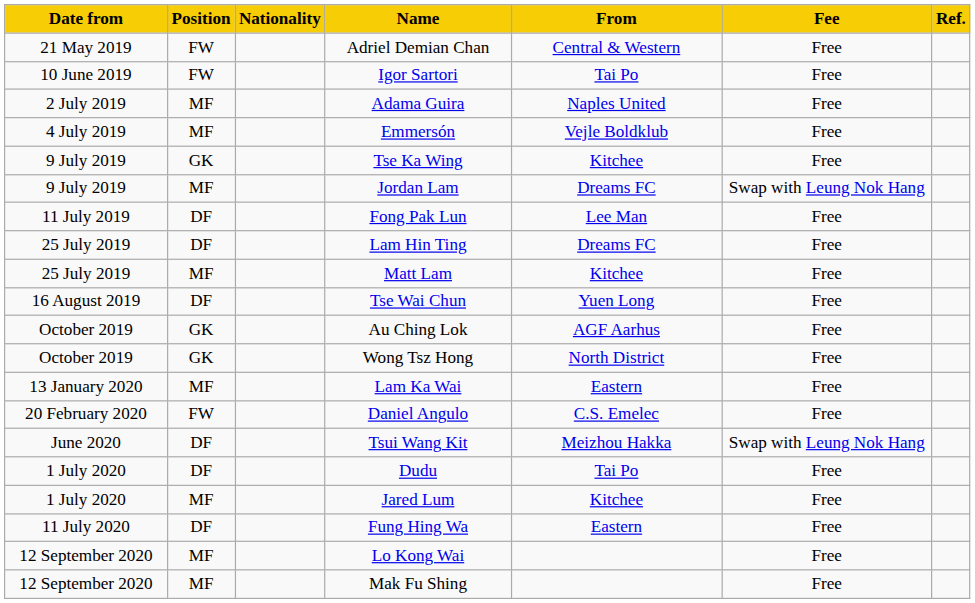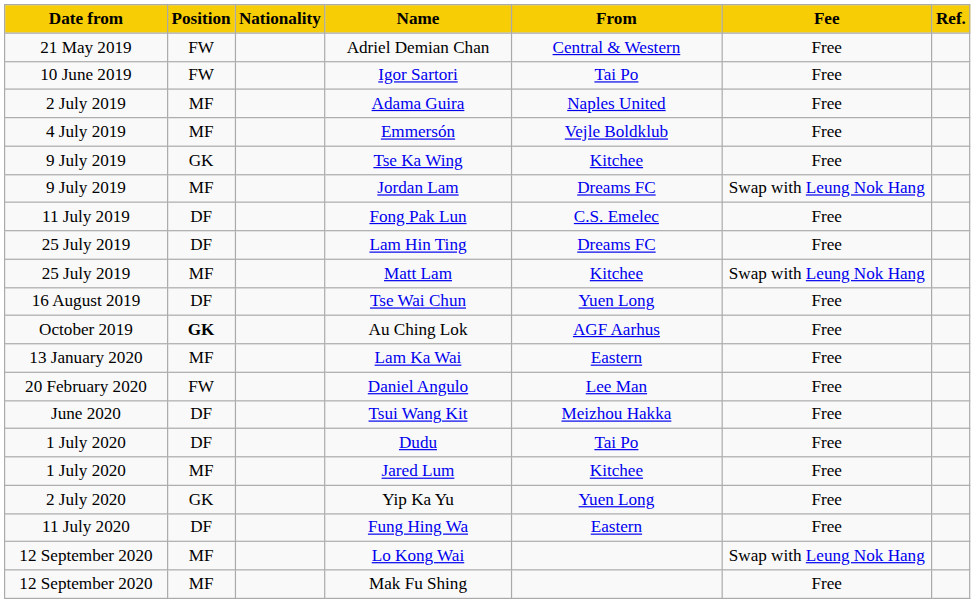(616, 216) Lee Man -> (616, 216) C.S. Emelec
(827, 273) Free -> (827, 273) Swap with Leung Nok Hang
(201, 329) normal -> (201, 329) bold
- row: (418, 358)
(616, 414) C.S. Emelec -> (616, 386) Lee Man
(827, 442) Swap with Leung Nok Hang -> (827, 414) Free
+ row: (418, 499)
(827, 556) Free -> (827, 556) Swap with Leung Nok Hang
